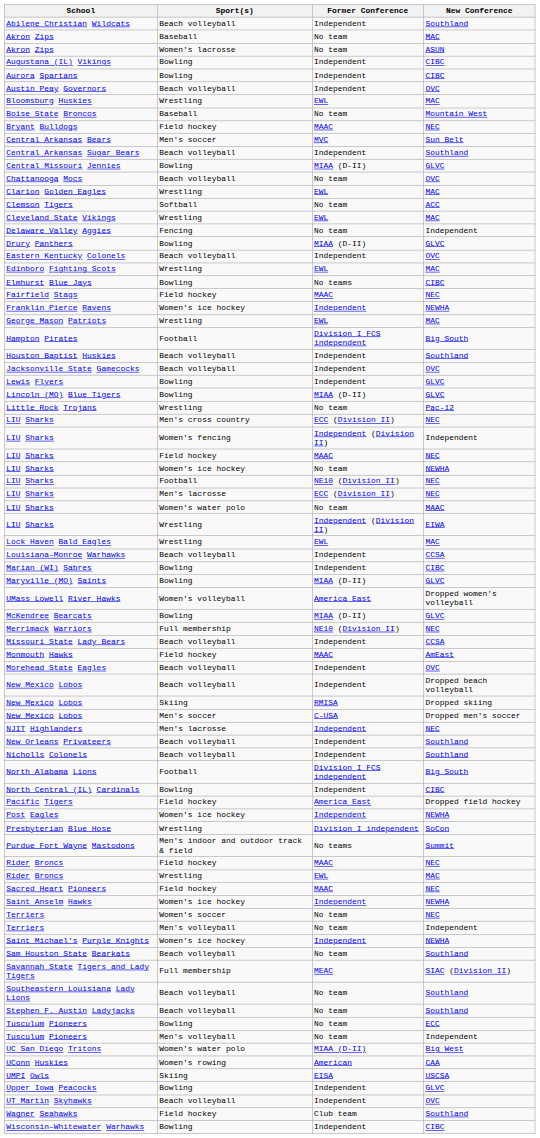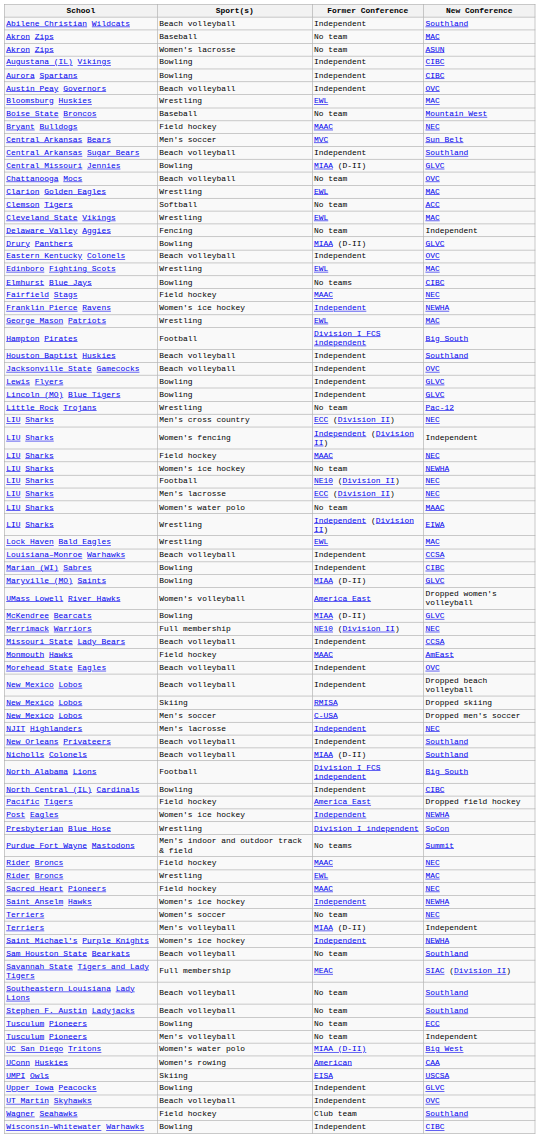(340, 395) MIAA (D-II) -> (340, 395) Independent
(340, 754) Independent -> (340, 754) MIAA (D-II)
(331, 928) No team -> (340, 928) MIAA (D-II)
